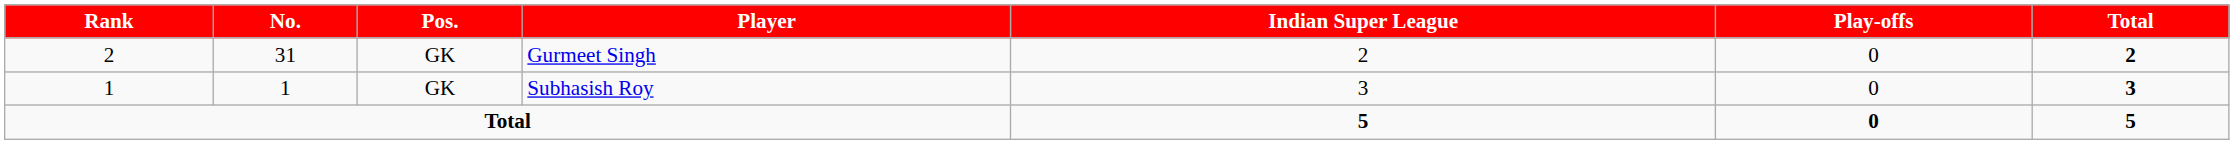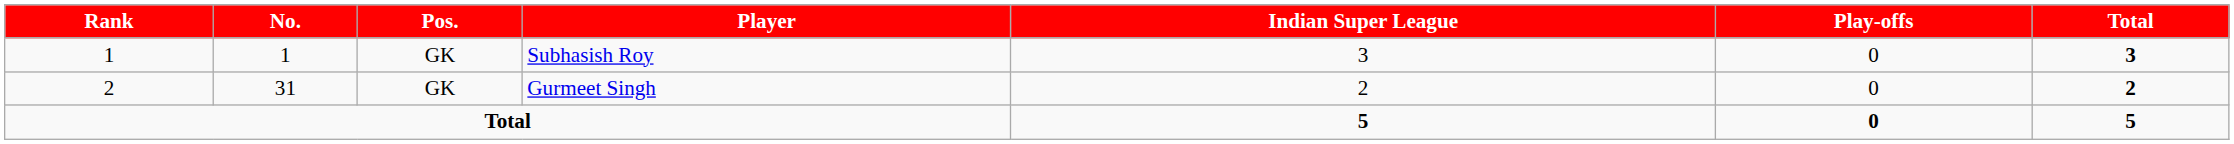rows swapped: (590, 88) <-> (592, 54)
